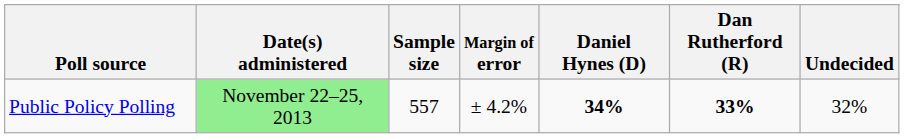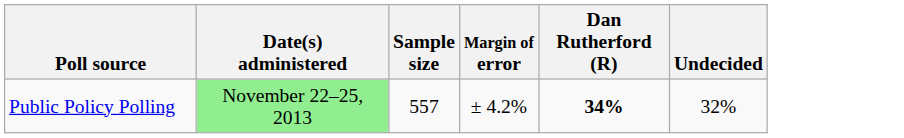- column: (604, 52)
(735, 105) 33% -> (604, 105) 34%
